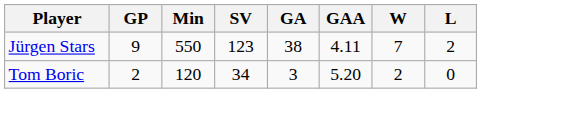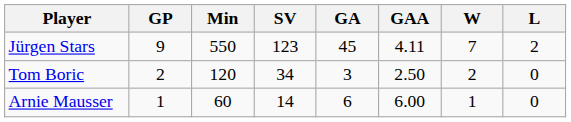(293, 46) 38 -> (347, 46) 45
(346, 74) 5.20 -> (410, 74) 2.50
+ row: (61, 102)
